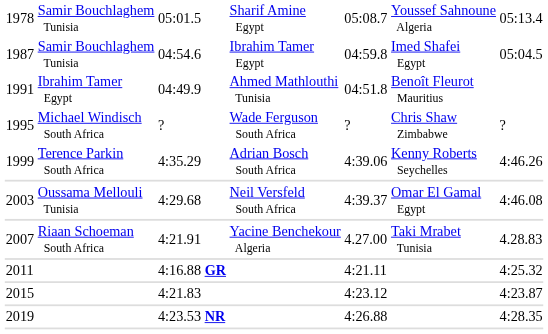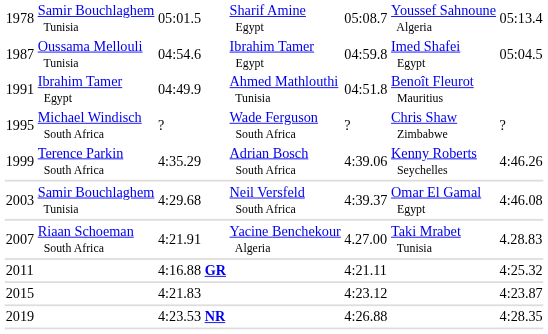(96, 54) Samir Bouchlaghem Tunisia -> (90, 54) Oussama Mellouli Tunisia
(90, 200) Oussama Mellouli Tunisia -> (96, 200) Samir Bouchlaghem Tunisia
